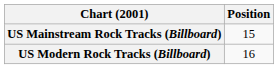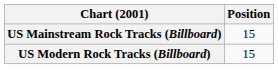(249, 53) 16 -> (249, 53) 15
